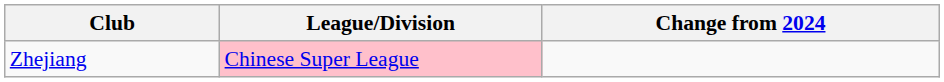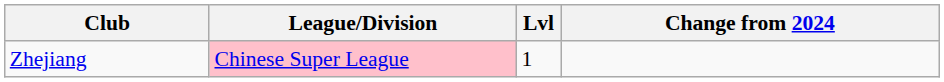+ column: (539, 22)
